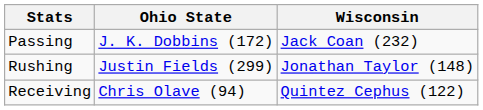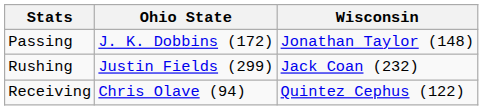(350, 42) Jack Coan (232) -> (377, 42) Jonathan Taylor (148)
(377, 67) Jonathan Taylor (148) -> (350, 67) Jack Coan (232)
